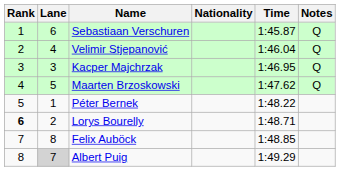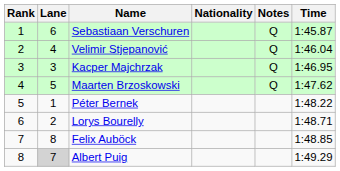columns swapped: (277, 13) <-> (317, 13)
(21, 121) bold -> (21, 121) normal
